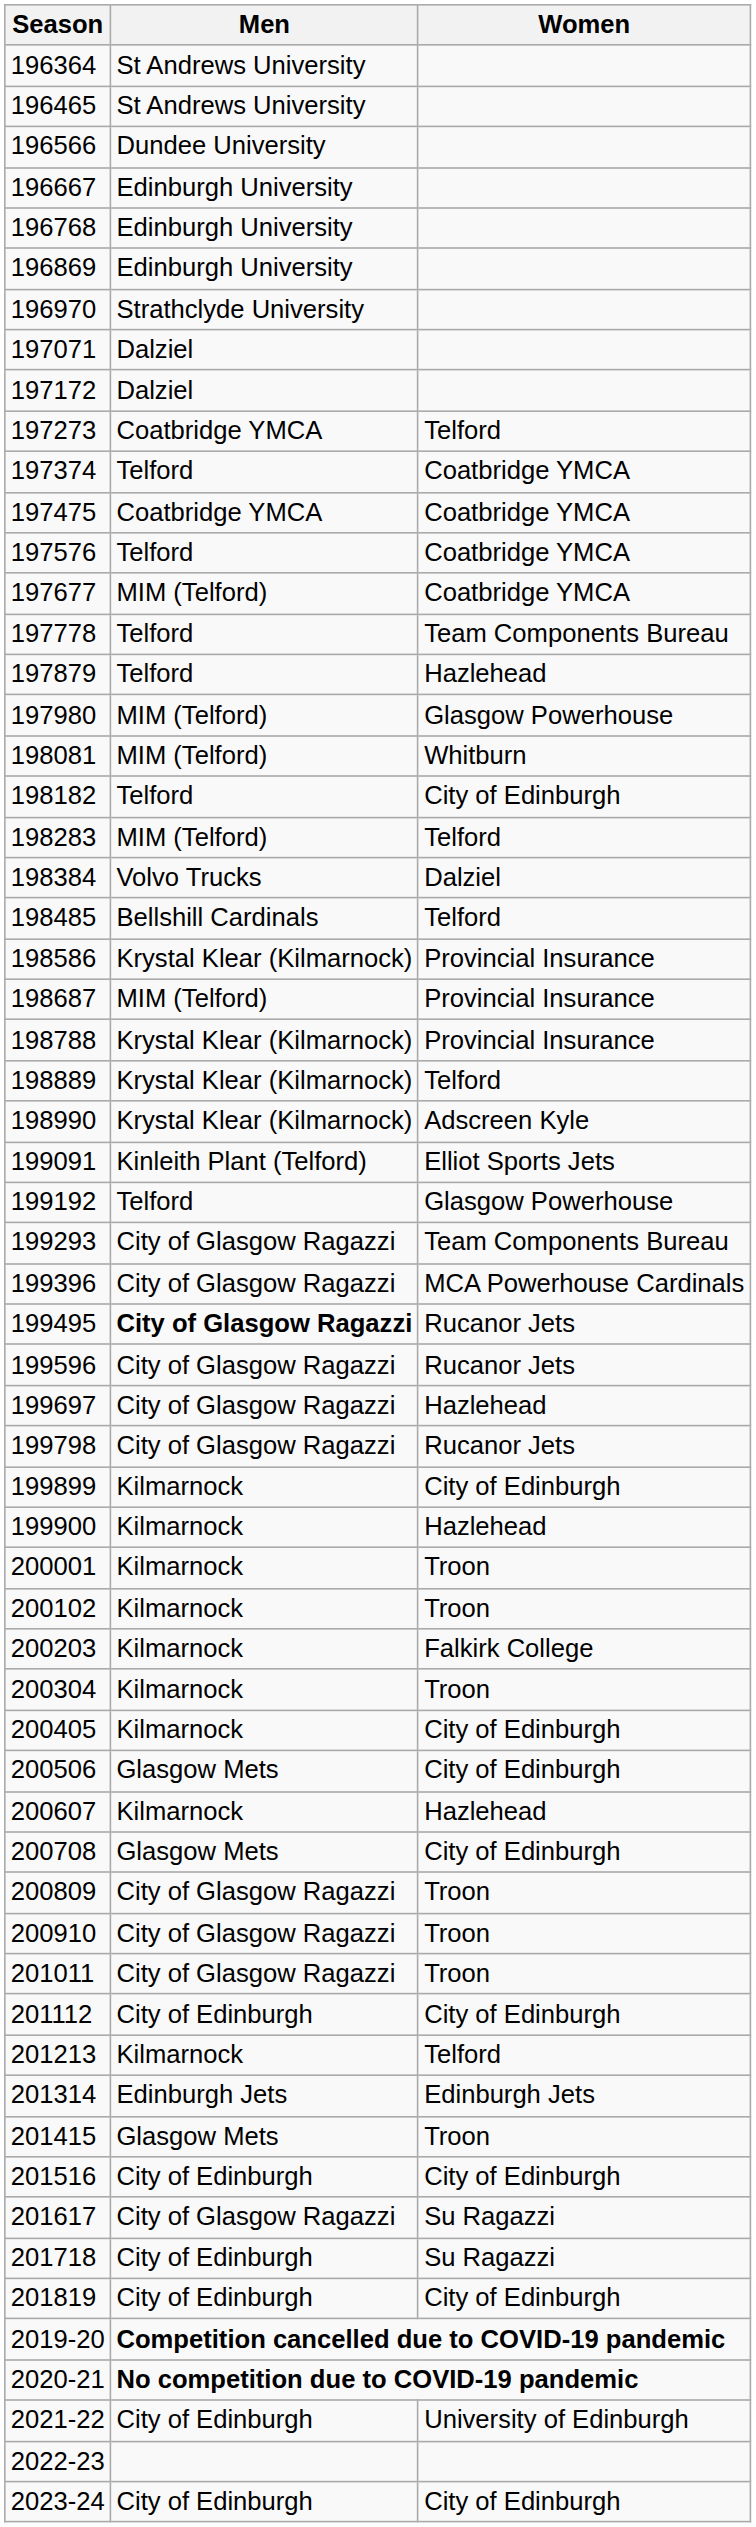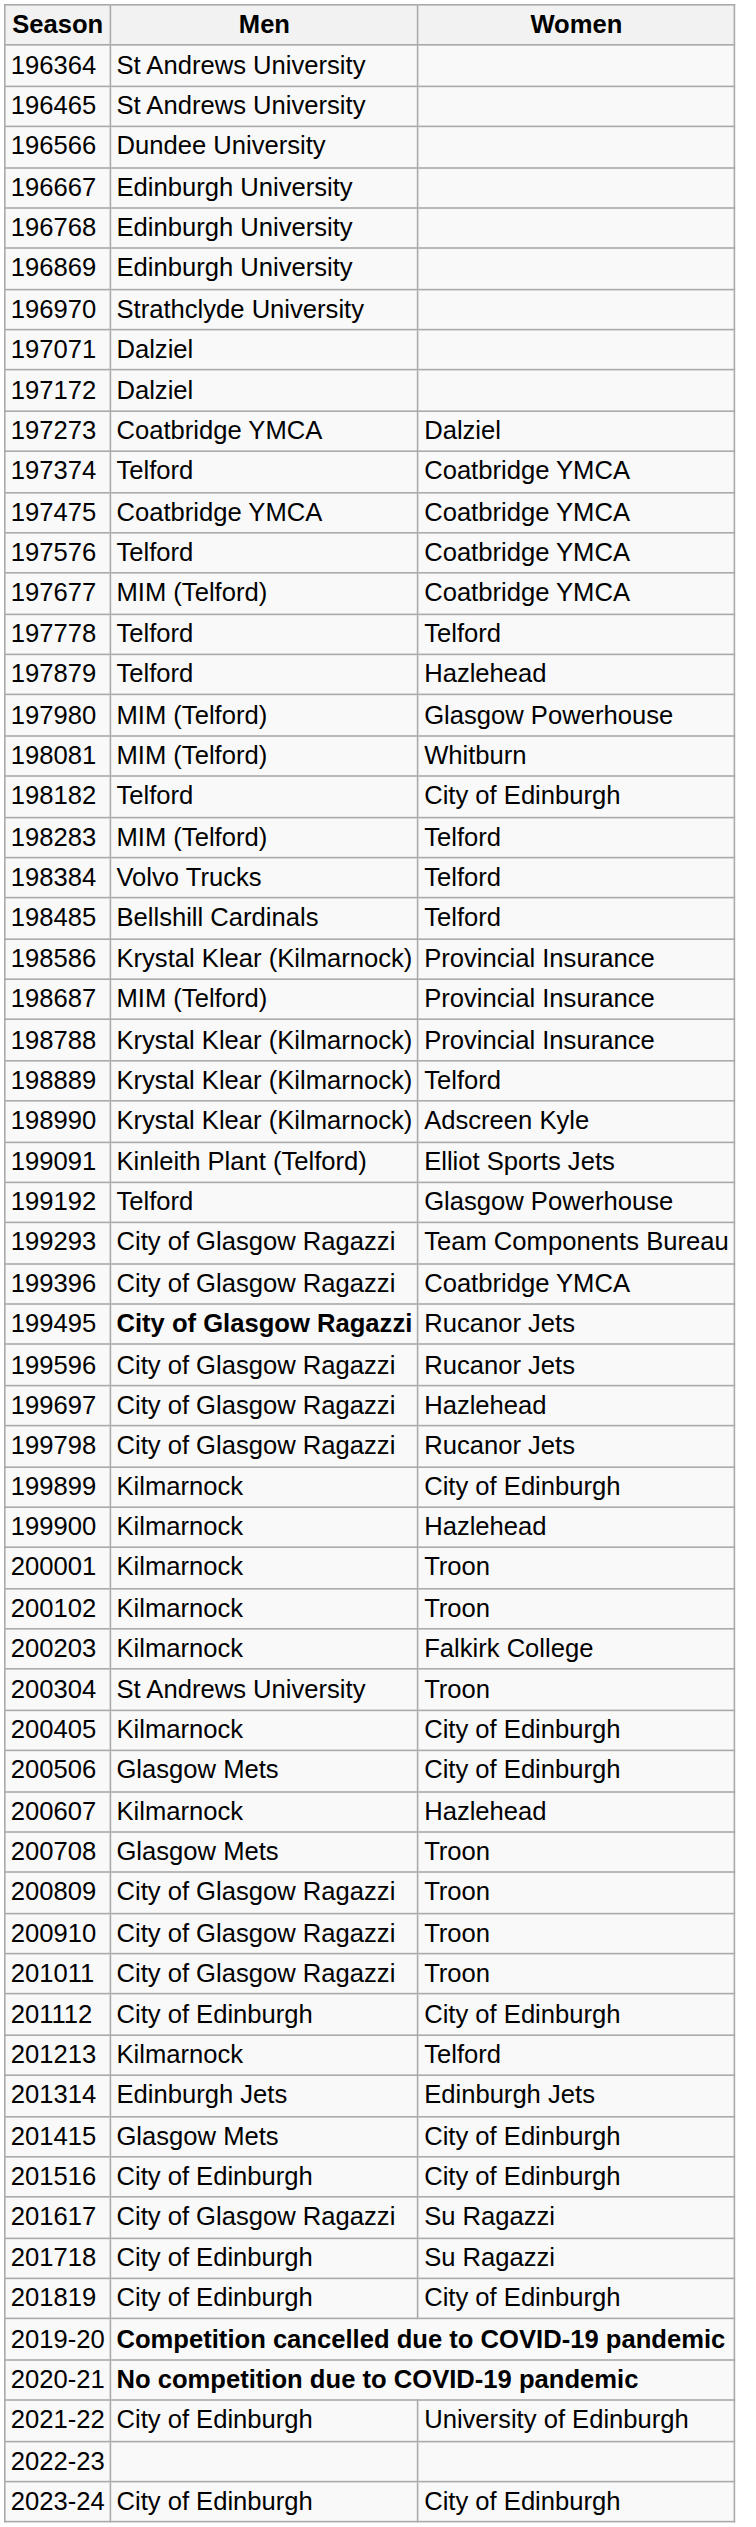(463, 430) Telford -> (463, 430) Dalziel
(576, 633) Team Components Bureau -> (463, 633) Telford
(463, 877) Dalziel -> (463, 877) Telford
(584, 1283) MCA Powerhouse Cardinals -> (527, 1283) Coatbridge YMCA
(180, 1689) Kilmarnock -> (241, 1689) St Andrews University
(522, 1851) City of Edinburgh -> (457, 1851) Troon
(457, 2136) Troon -> (522, 2136) City of Edinburgh
